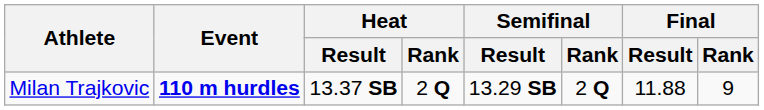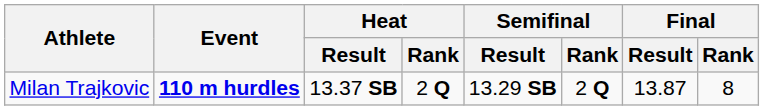(660, 88) 11.88 -> (660, 88) 13.87
(728, 88) 9 -> (728, 88) 8
